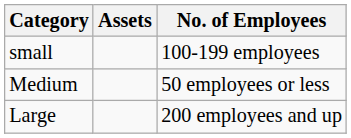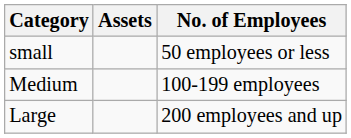(240, 52) 100-199 employees -> (245, 52) 50 employees or less
(245, 84) 50 employees or less -> (240, 84) 100-199 employees
